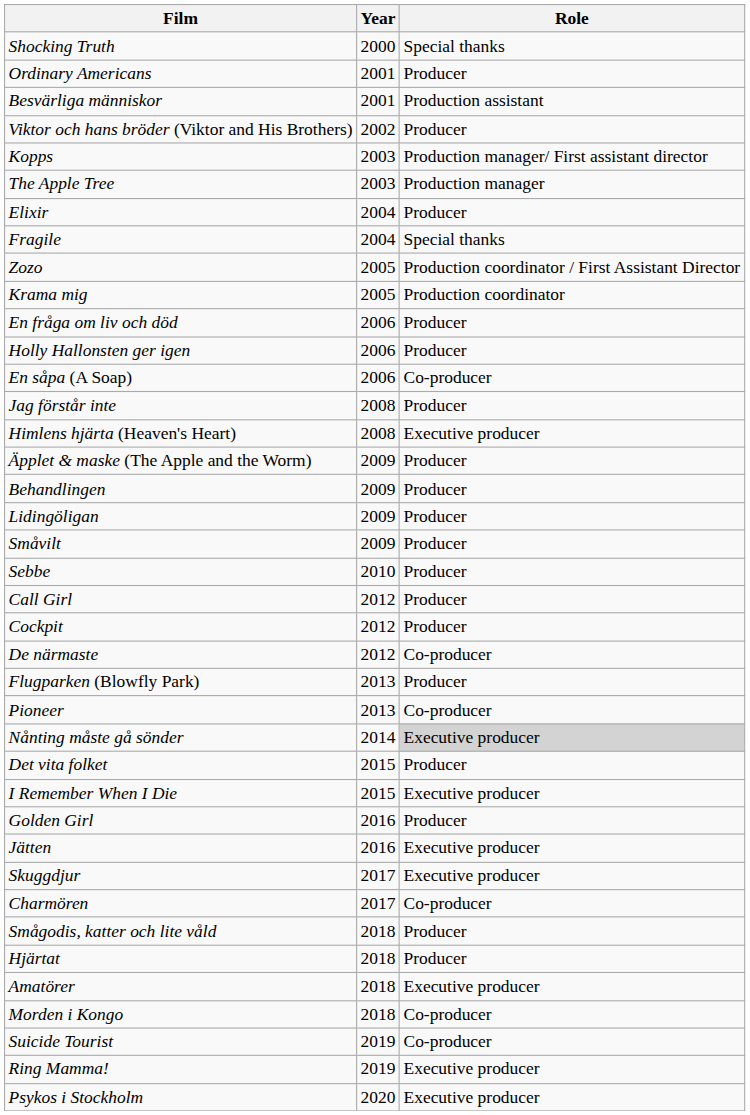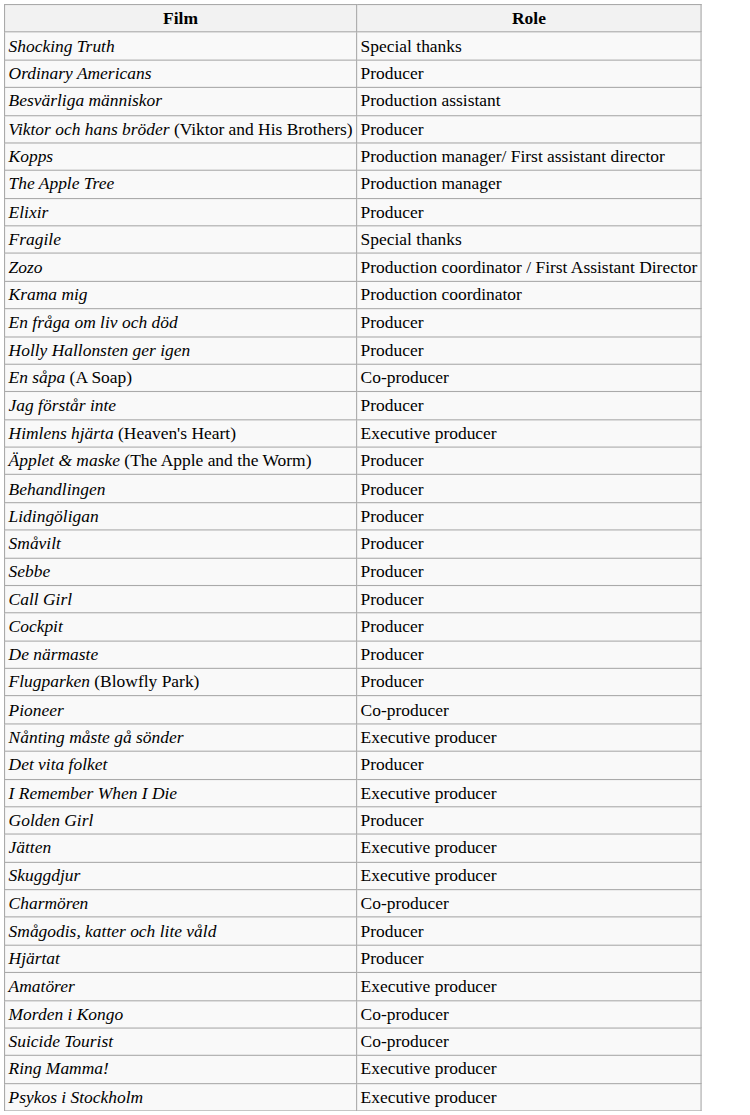- column: (378, 18)
(448, 654) Co-producer -> (392, 654) Producer
(472, 737) lightgrey background -> (429, 737) no background
